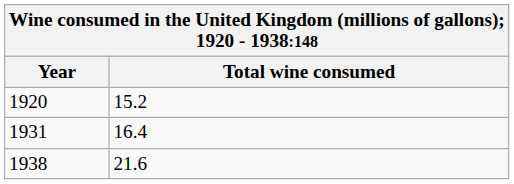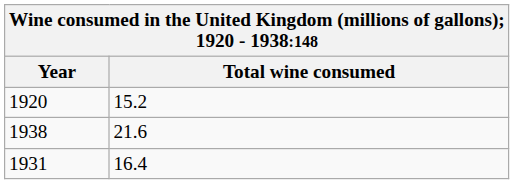rows swapped: (28, 132) <-> (28, 163)
